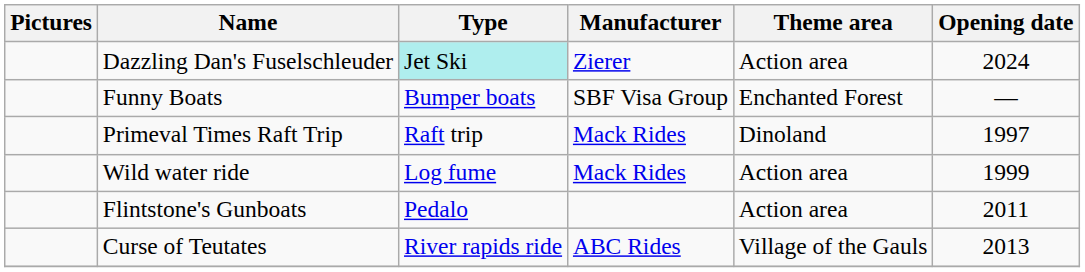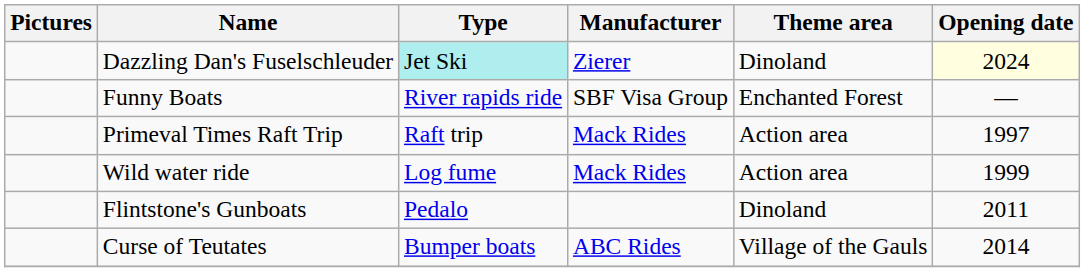(793, 60) Action area -> (783, 60) Dinoland
(1006, 60) no background -> (1006, 60) lightyellow background
(470, 97) Bumper boats -> (483, 97) River rapids ride
(783, 135) Dinoland -> (793, 135) Action area
(793, 209) Action area -> (783, 209) Dinoland
(483, 246) River rapids ride -> (470, 246) Bumper boats
(1006, 246) 2013 -> (1006, 246) 2014
